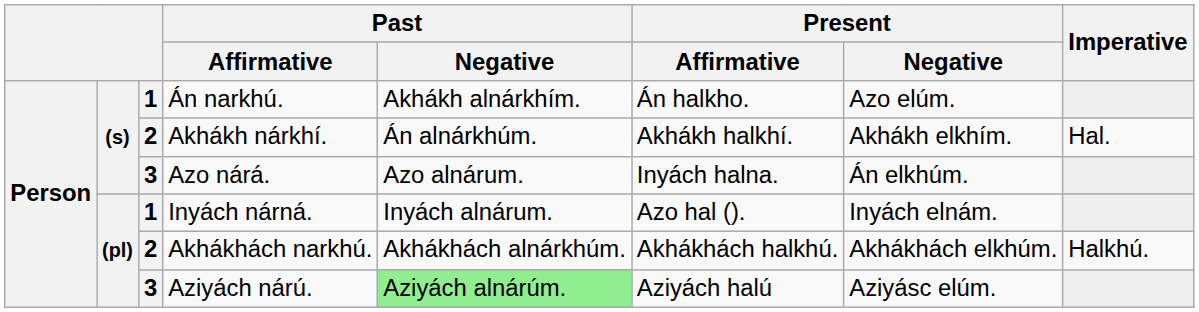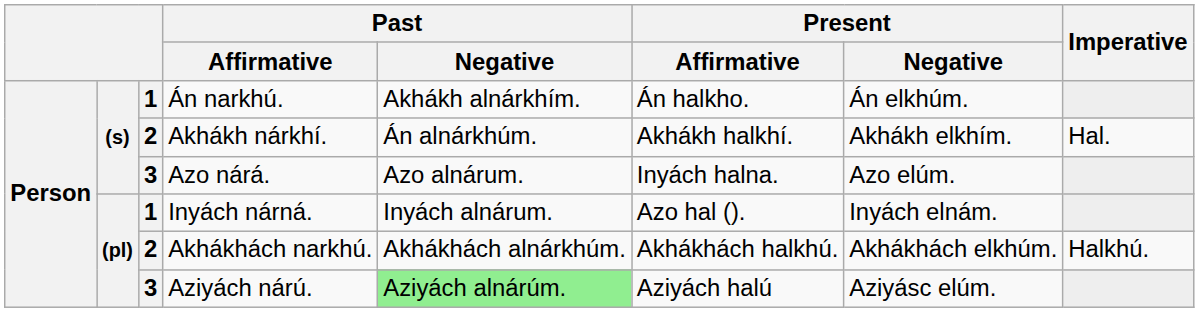(902, 99) Azo elúm. -> (909, 99) Án elkhúm.
(909, 174) Án elkhúm. -> (902, 174) Azo elúm.
